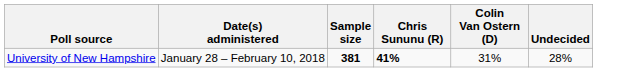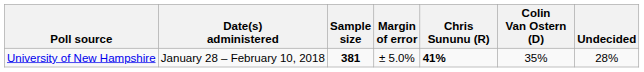+ column: (397, 33)
(490, 57) 31% -> (536, 57) 35%
